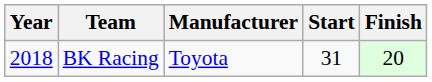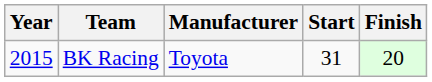(31, 57) 2018 -> (31, 57) 2015
